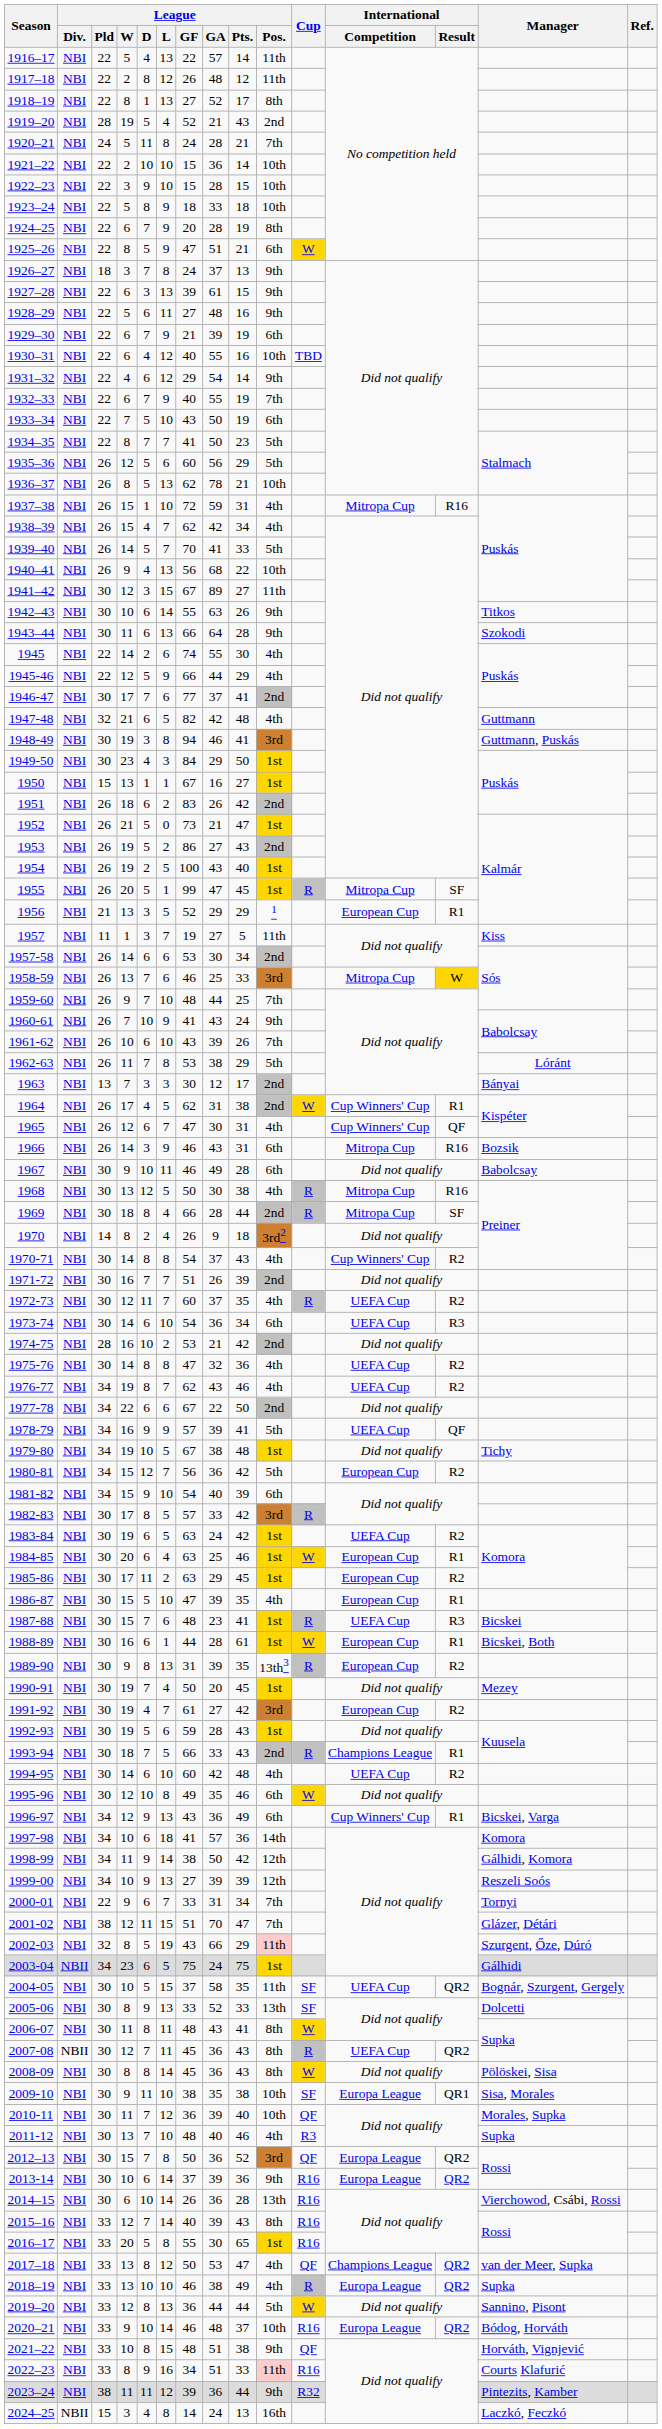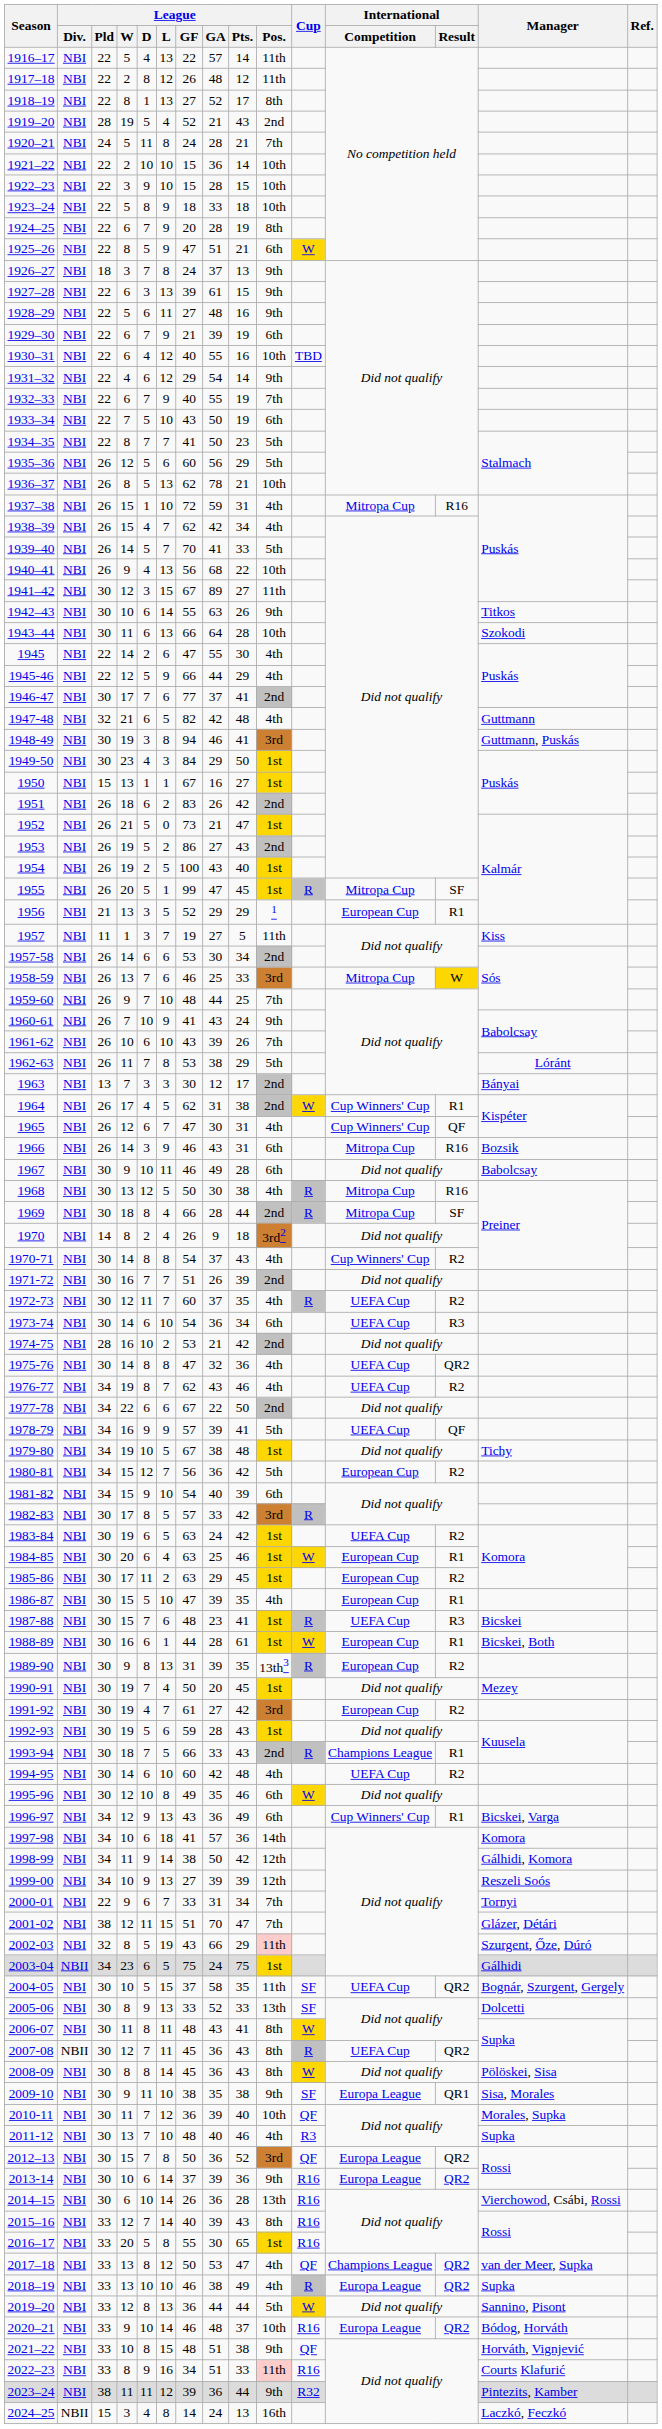(274, 633) 9th -> (274, 633) 10th
(189, 654) 74 -> (189, 654) 47
(457, 1365) R2 -> (457, 1365) QR2
(274, 2093) 10th -> (274, 2093) 9th
